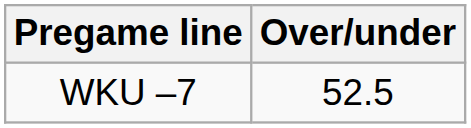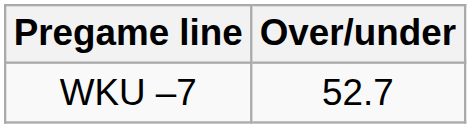(358, 92) 52.5 -> (358, 92) 52.7
